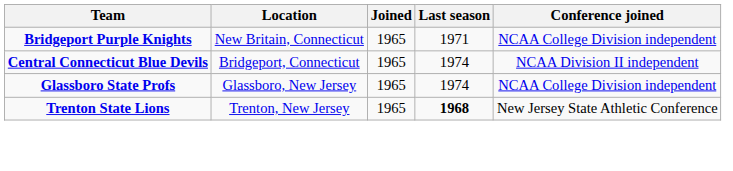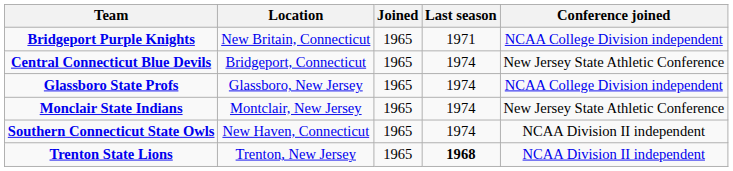(607, 62) NCAA Division II independent -> (614, 62) New Jersey State Athletic Conference
+ row: (111, 108)
+ row: (111, 131)
(607, 108) New Jersey State Athletic Conference -> (614, 154) NCAA Division II independent
